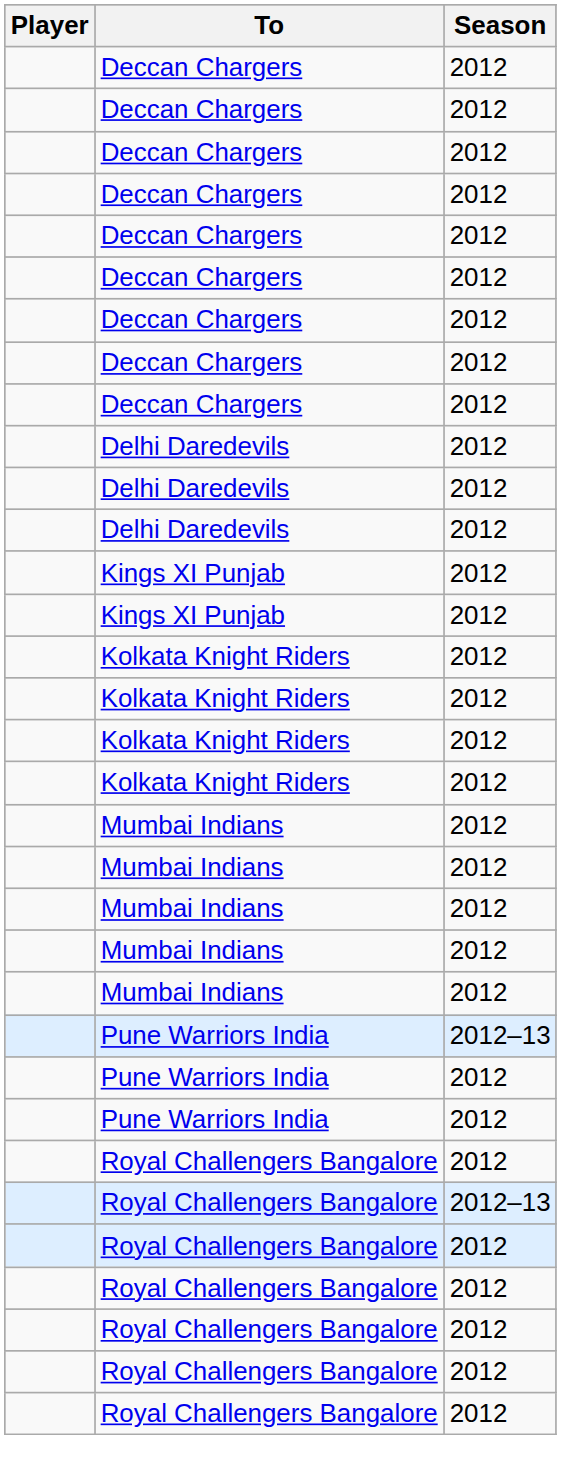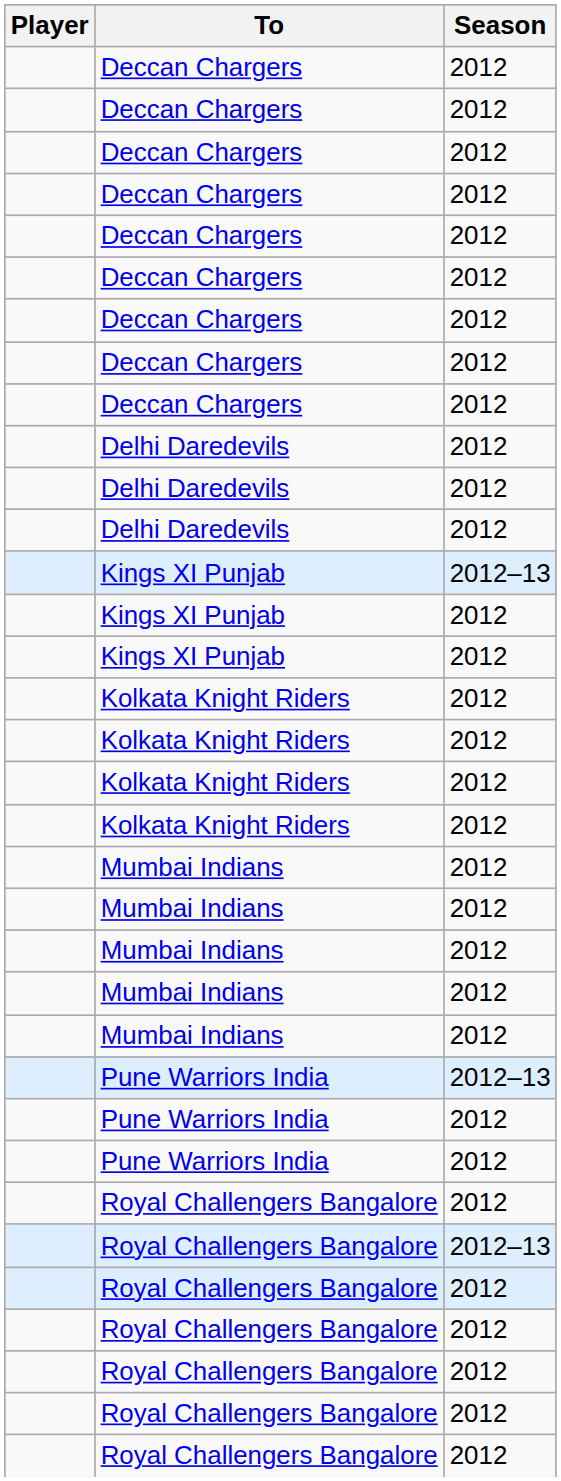+ row: (193, 571)
